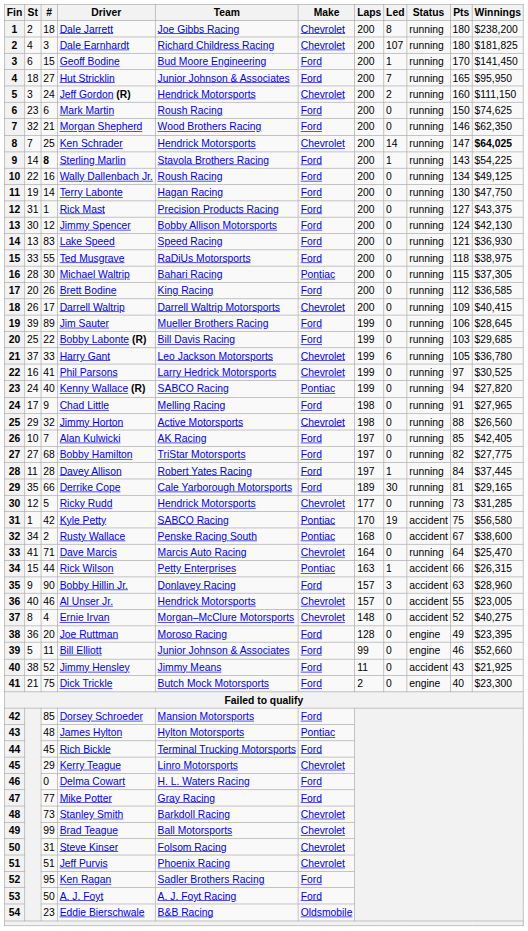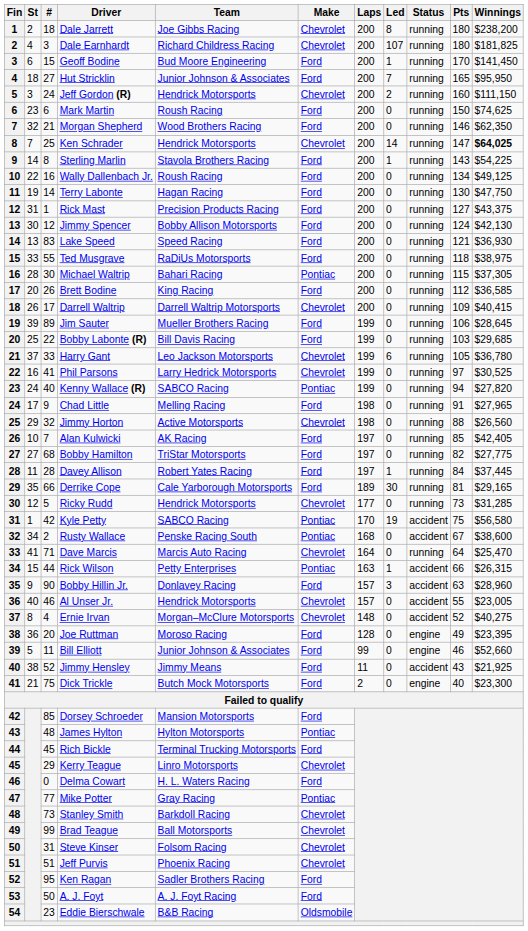(46, 160) bold -> (46, 160) normal
(311, 798) Ford -> (318, 798) Pontiac
